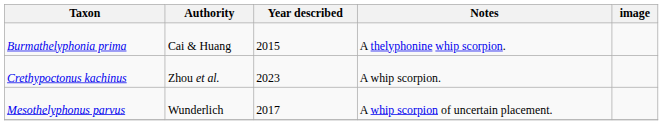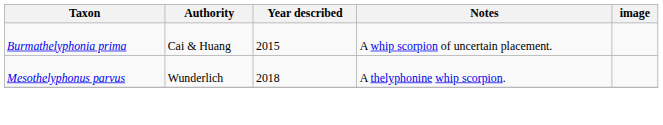(433, 45) A thelyphonine whip scorpion. -> (456, 45) A whip scorpion of uncertain placement.
- row: (67, 78)
(268, 110) 2017 -> (268, 78) 2018
(456, 110) A whip scorpion of uncertain placement. -> (433, 78) A thelyphonine whip scorpion.
